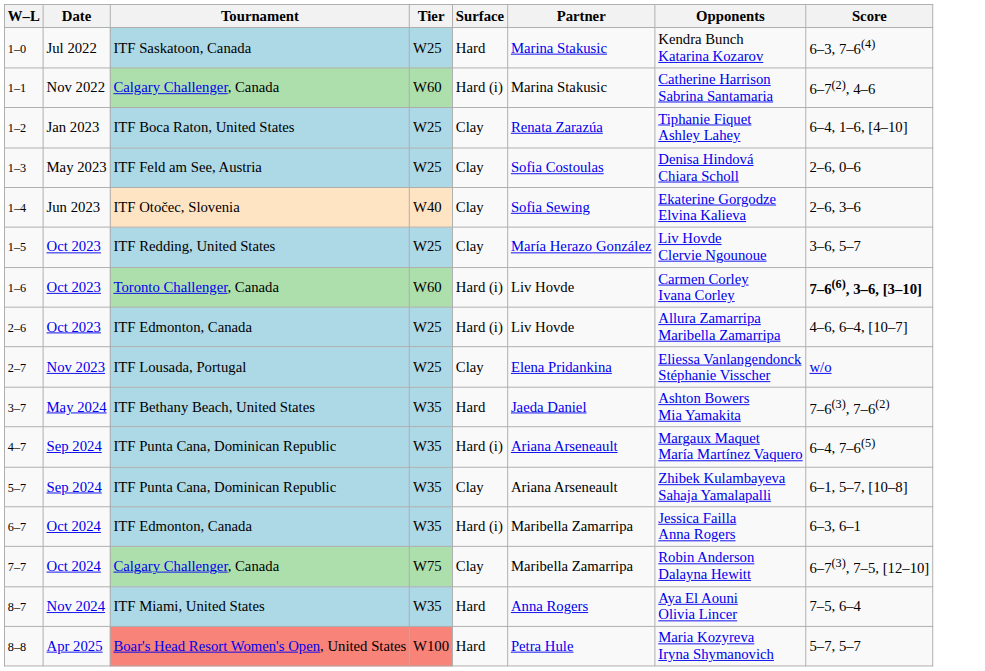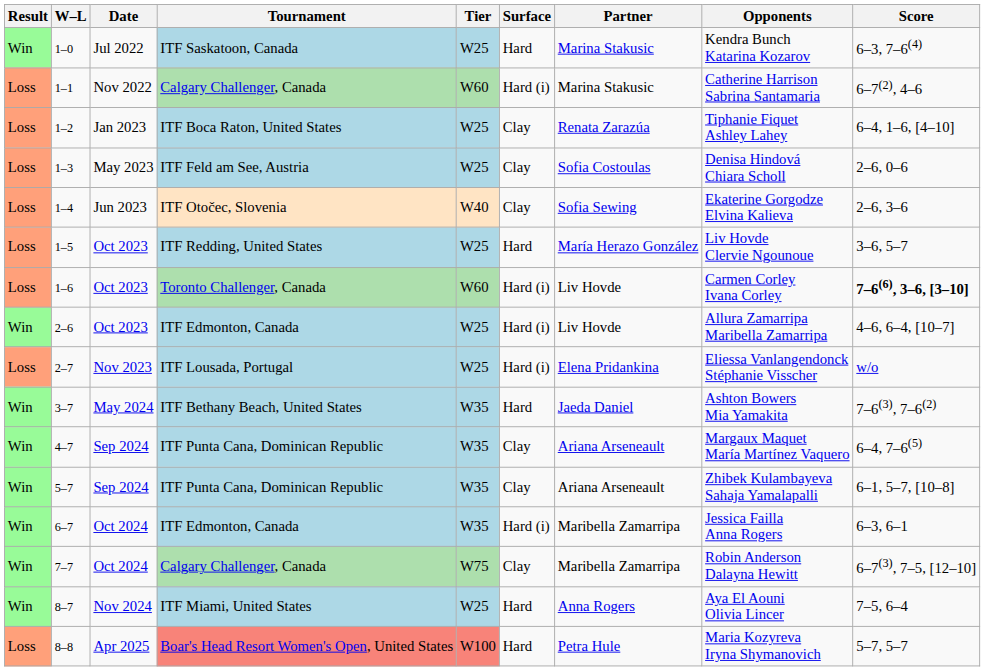+ column: (28, 16)
(470, 247) Clay -> (517, 247) Hard
(470, 367) Clay -> (526, 367) Hard (i)
(479, 446) Hard (i) -> (517, 446) Clay
(427, 606) W35 -> (474, 606) W25
